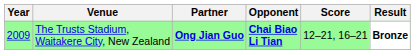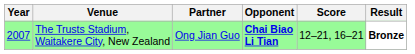(19, 36) 2009 -> (19, 36) 2007
(209, 36) bold -> (207, 36) normal
